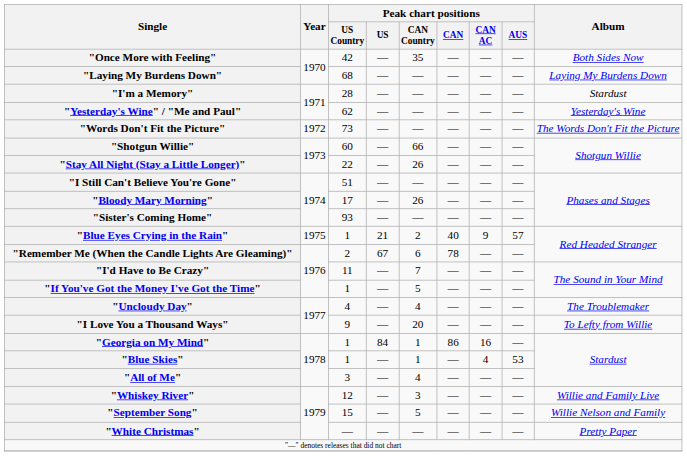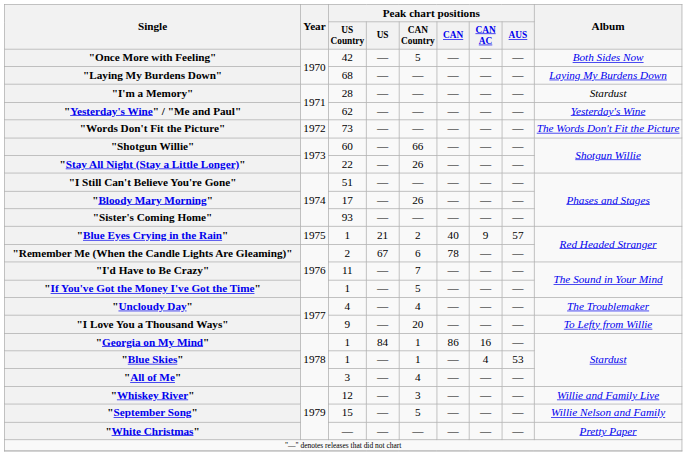(418, 57) 35 -> (418, 57) 5
